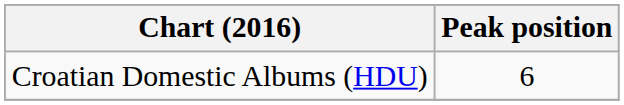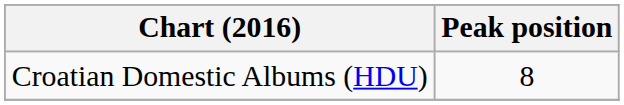(527, 75) 6 -> (527, 75) 8
